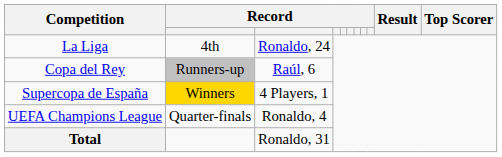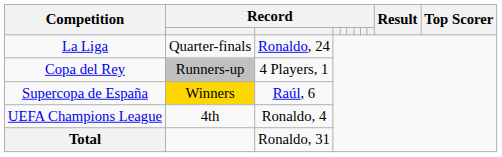(210, 46) 4th -> (210, 46) Quarter-finals
(294, 69) Raúl, 6 -> (294, 69) 4 Players, 1
(294, 92) 4 Players, 1 -> (294, 92) Raúl, 6
(210, 116) Quarter-finals -> (210, 116) 4th
